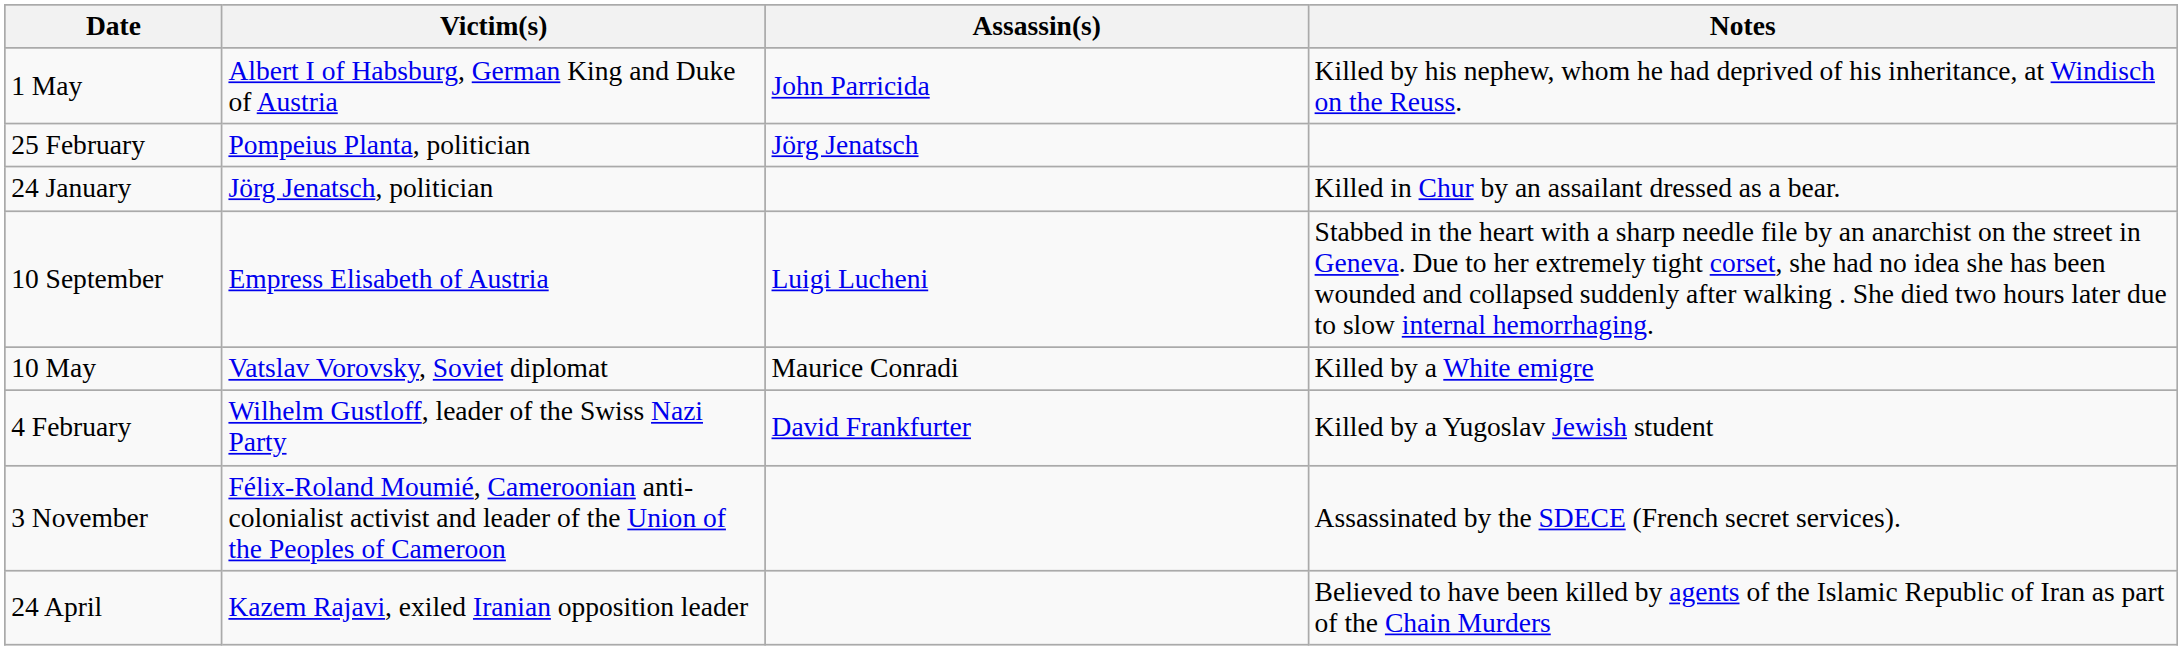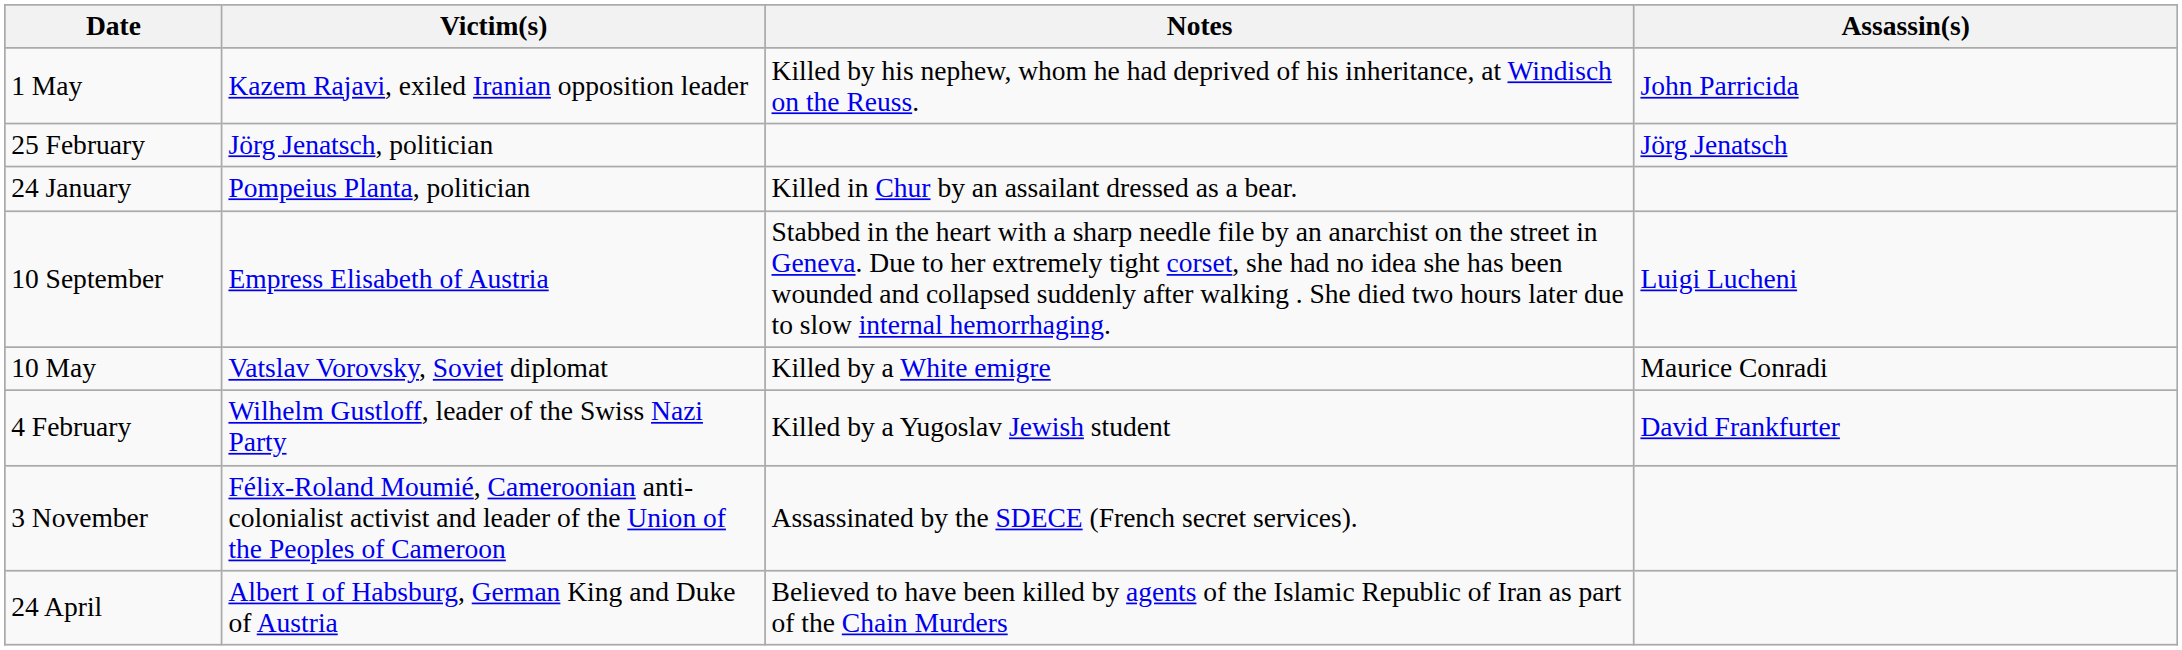columns swapped: (1037, 26) <-> (1743, 26)
(482, 85) Albert I of Habsburg, German King and Duke of Austria -> (488, 85) Kazem Rajavi, exiled Iranian opposition leader
(379, 144) Pompeius Planta, politician -> (361, 144) Jörg Jenatsch, politician
(361, 188) Jörg Jenatsch, politician -> (379, 188) Pompeius Planta, politician
(488, 607) Kazem Rajavi, exiled Iranian opposition leader -> (482, 607) Albert I of Habsburg, German King and Duke of Austria
